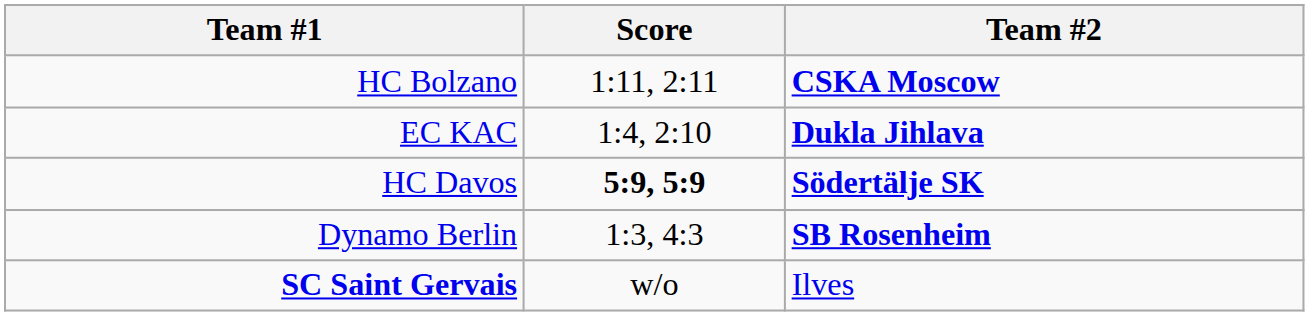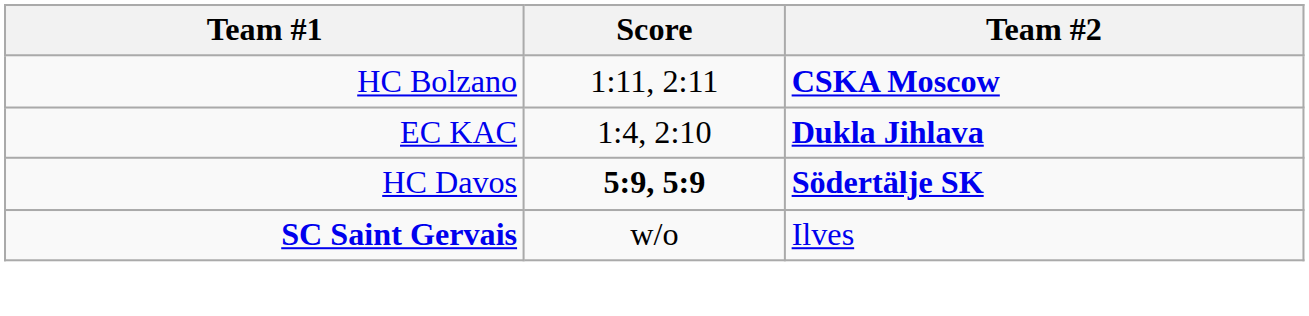- row: (417, 234)
